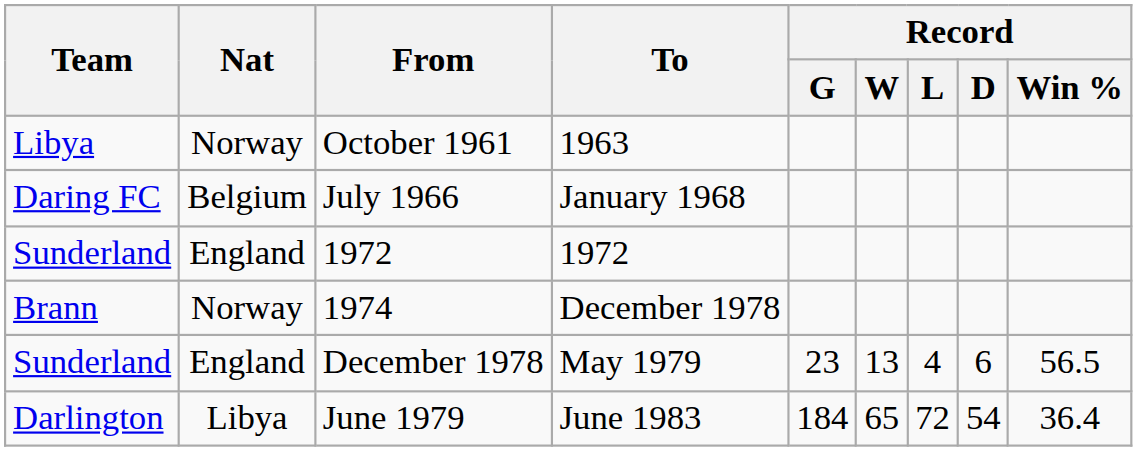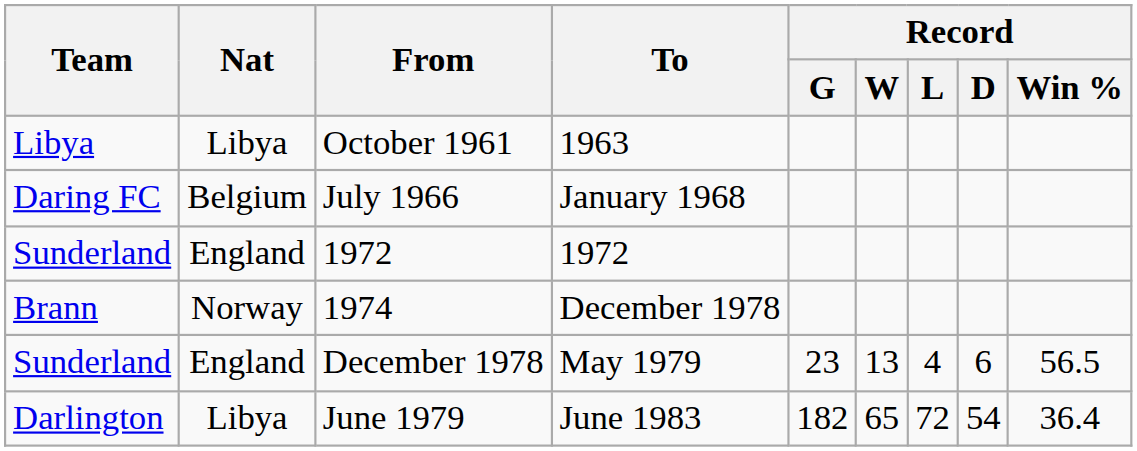(247, 142) Norway -> (247, 142) Libya
(822, 417) 184 -> (822, 417) 182
